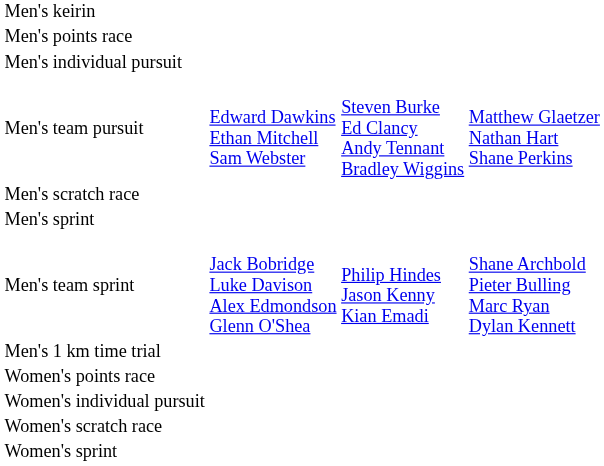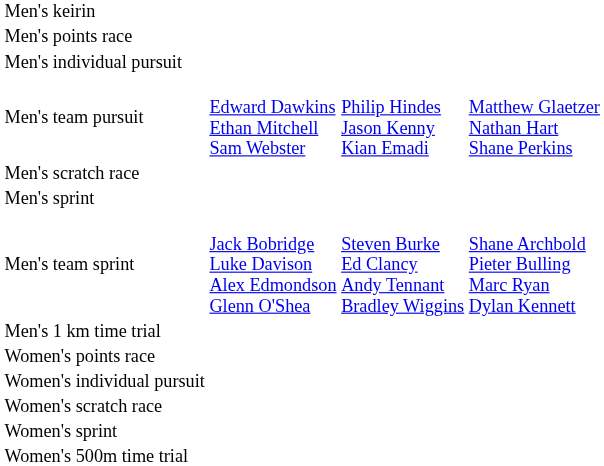(403, 138) Steven Burke Ed Clancy Andy Tennant Bradley Wiggins -> (391, 127) Philip Hindes Jason Kenny Kian Emadi
(391, 295) Philip Hindes Jason Kenny Kian Emadi -> (403, 274) Steven Burke Ed Clancy Andy Tennant Bradley Wiggins
+ row: (96, 456)
